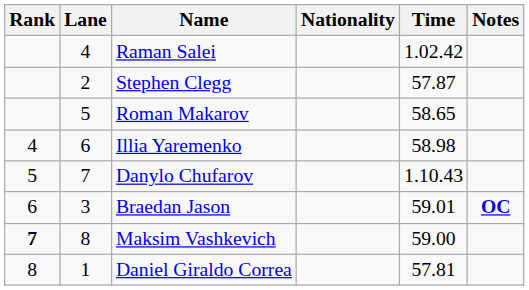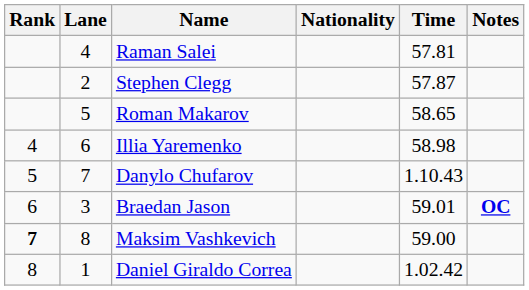(434, 51) 1.02.42 -> (434, 51) 57.81
(434, 269) 57.81 -> (434, 269) 1.02.42
